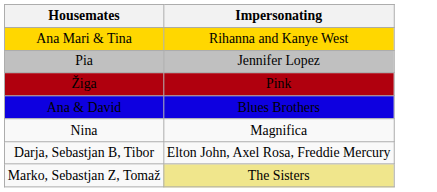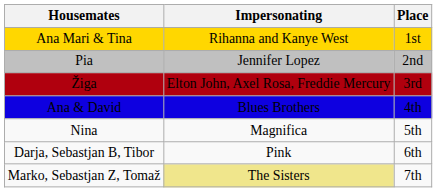+ column: (413, 16)
(279, 84) Pink -> (279, 84) Elton John, Axel Rosa, Freddie Mercury
(279, 153) Elton John, Axel Rosa, Freddie Mercury -> (279, 153) Pink
